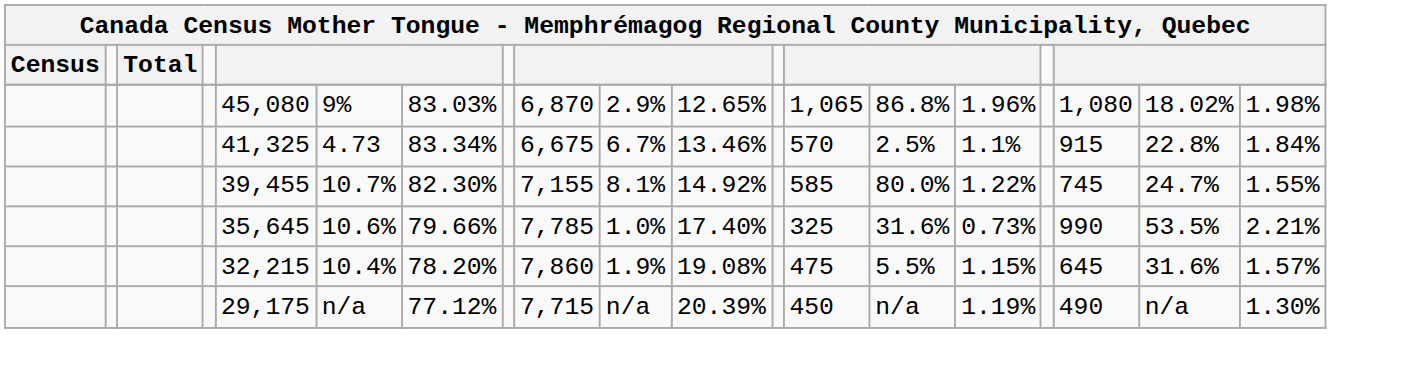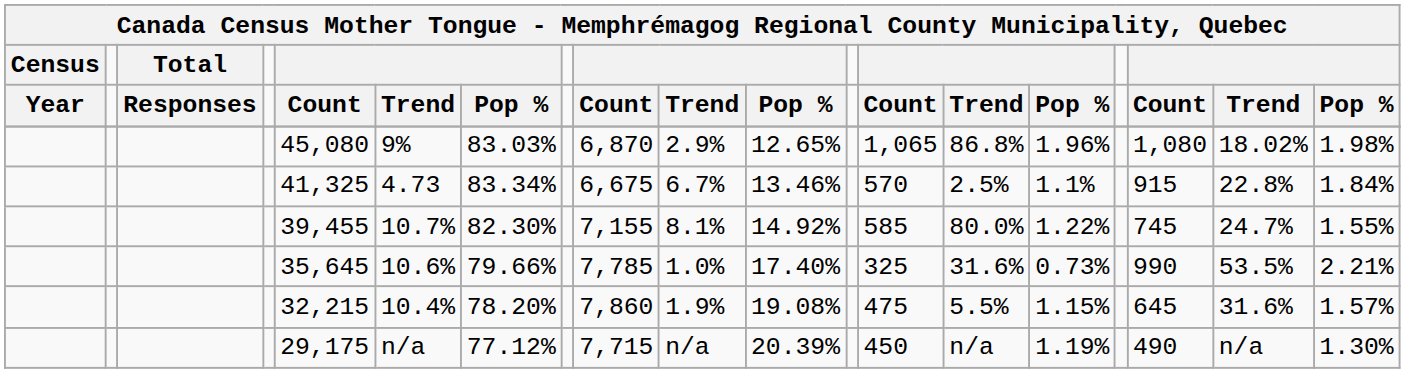+ row: (55, 106)
